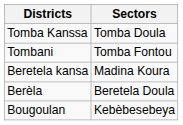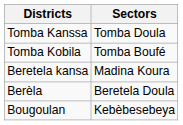- row: (30, 52)
+ row: (44, 52)
